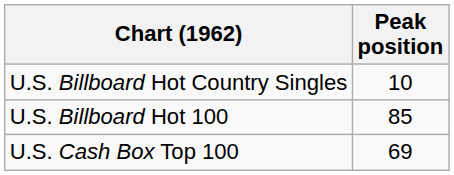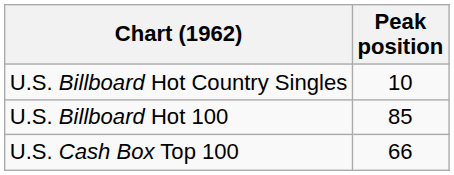(400, 151) 69 -> (400, 151) 66
